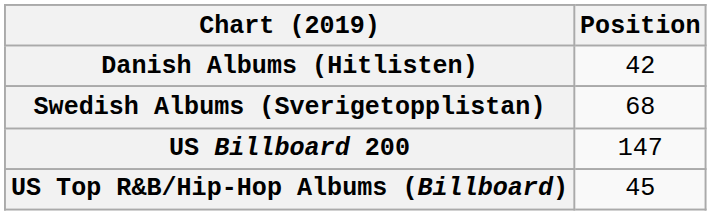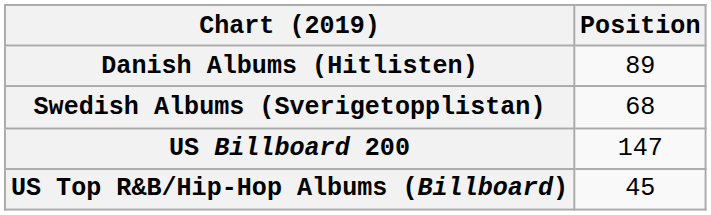(640, 66) 42 -> (640, 66) 89
